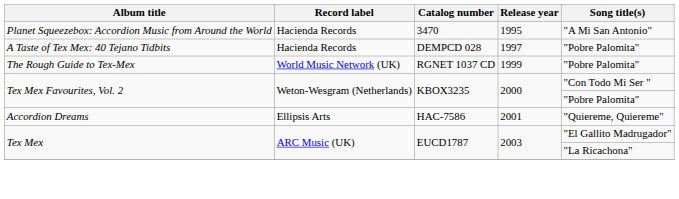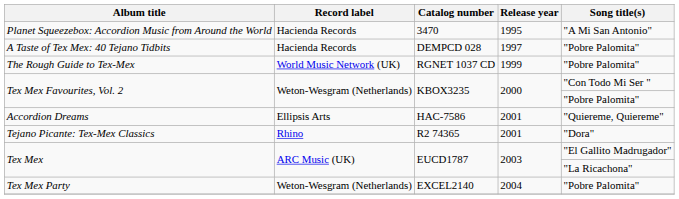+ row: (81, 133)
+ row: (38, 185)
